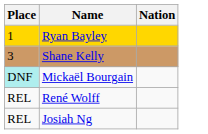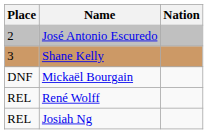- row: (74, 35)
+ row: (100, 35)
(20, 77) paleturquoise background -> (20, 77) no background
